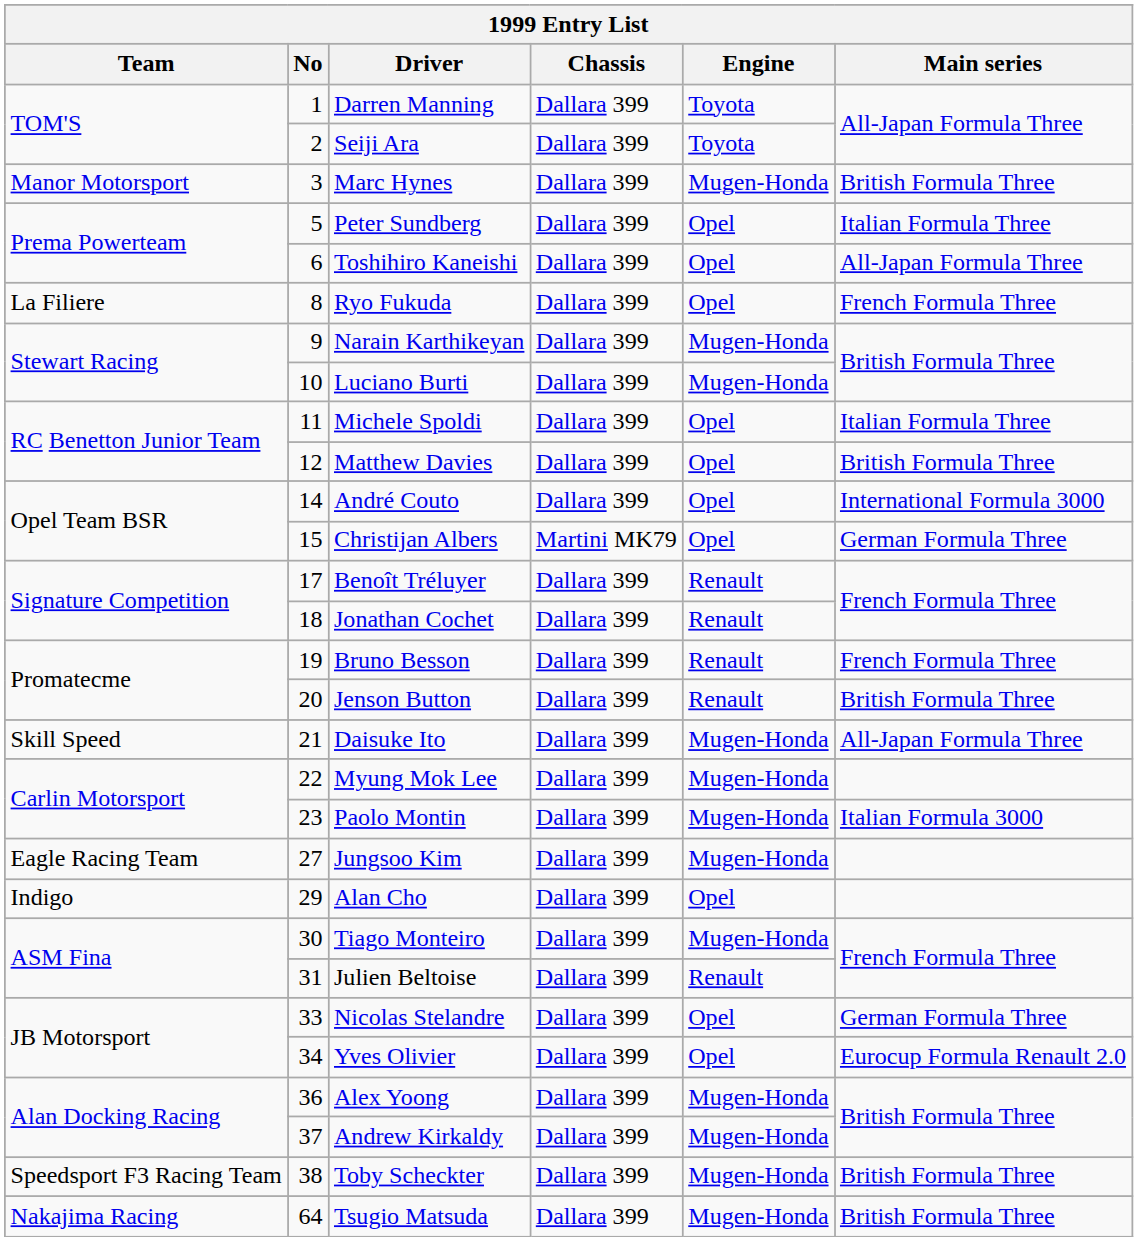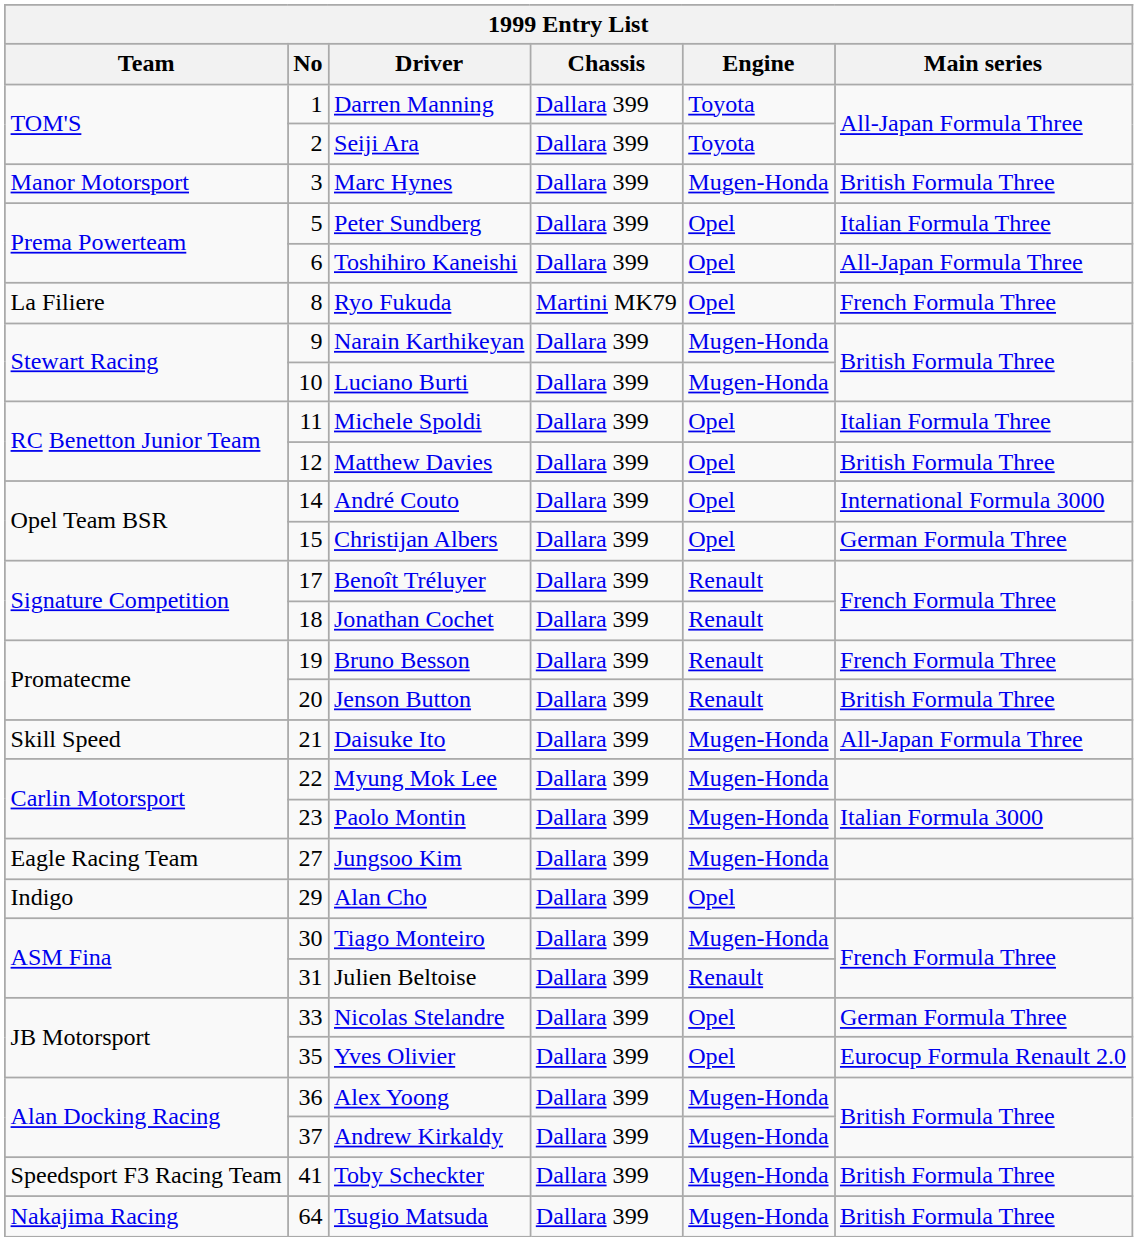(592, 301) Dallara 399 -> (606, 301) Martini MK79
(606, 540) Martini MK79 -> (592, 540) Dallara 399
(311, 1056) 34 -> (311, 1056) 35
(311, 1175) 38 -> (311, 1175) 41
